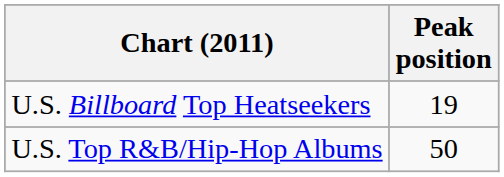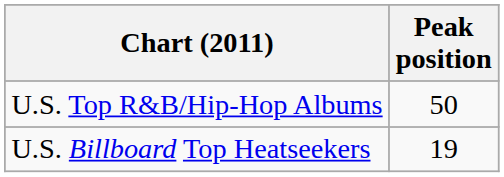rows swapped: (191, 103) <-> (197, 148)
